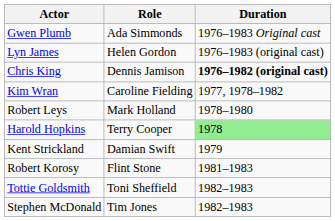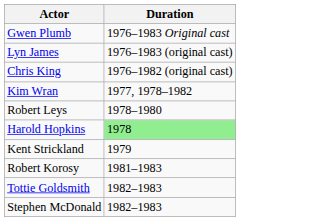- column: (150, 14)
(263, 71) bold -> (170, 71) normal
